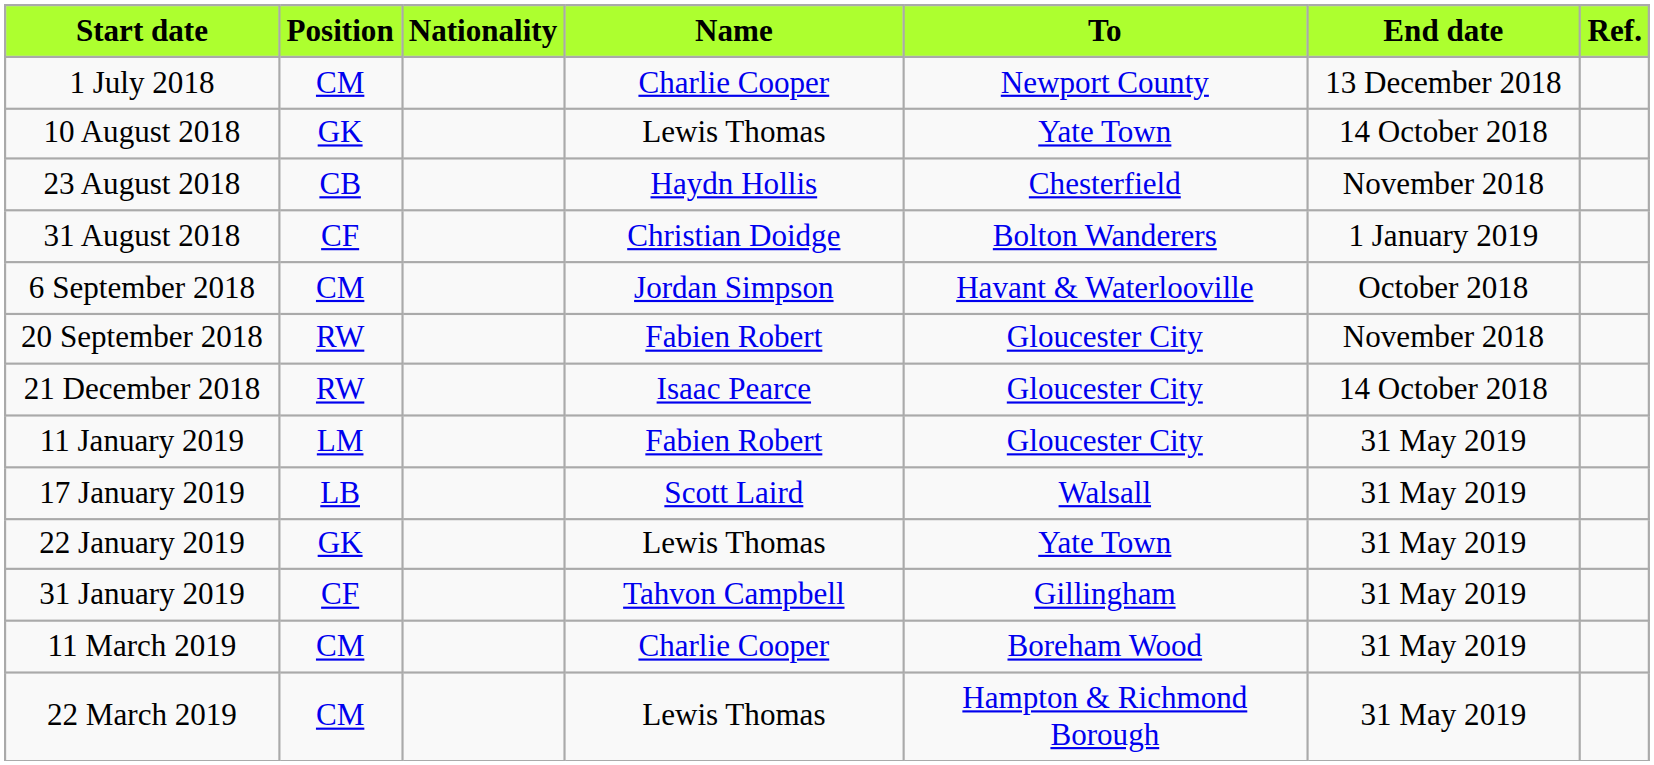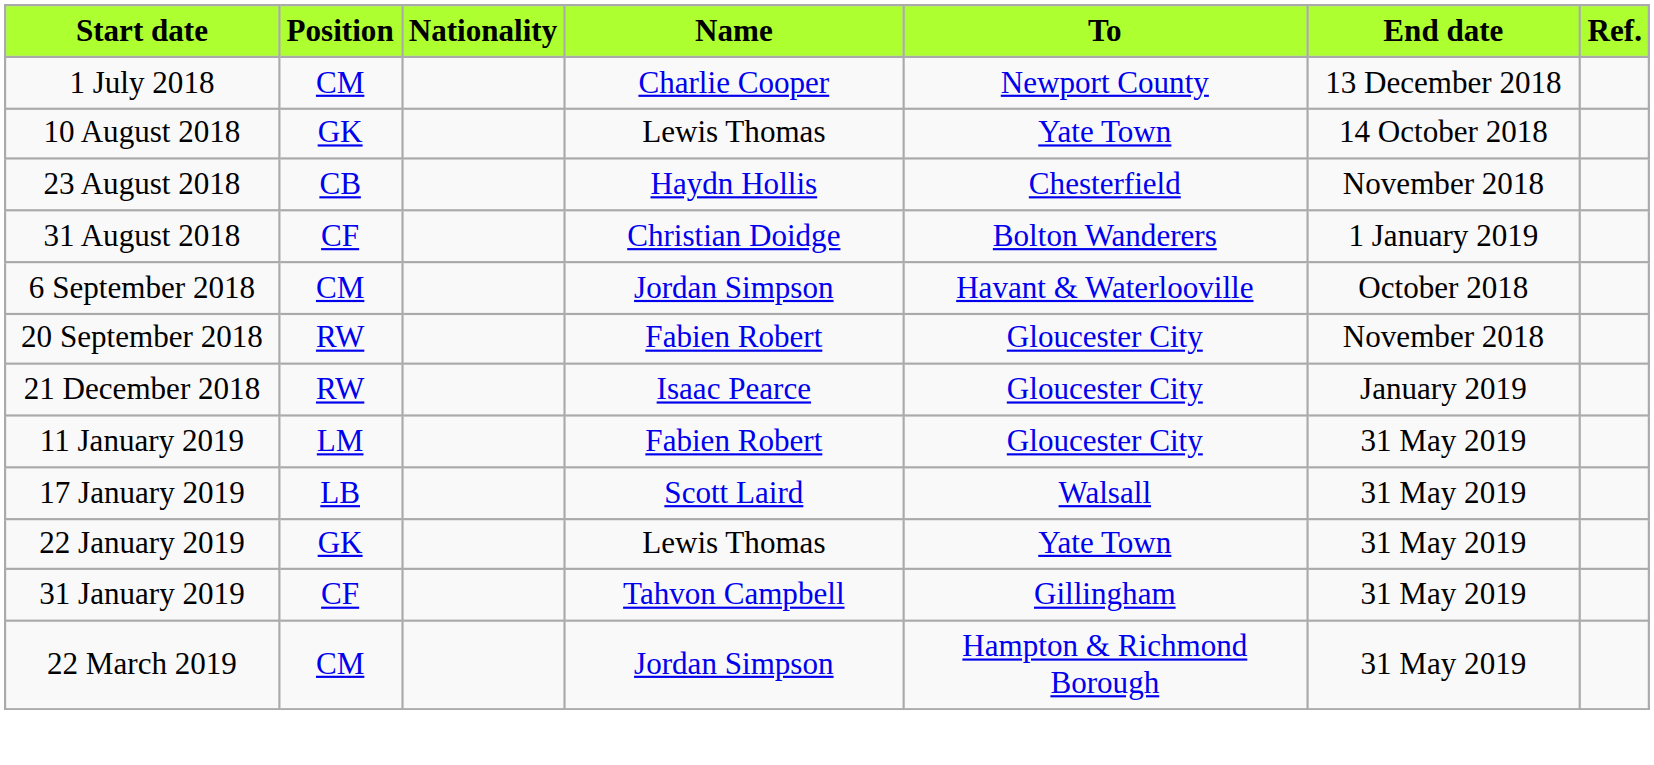(1443, 389) 14 October 2018 -> (1443, 389) January 2019
- row: (142, 646)
(734, 715) Lewis Thomas -> (734, 664) Jordan Simpson
